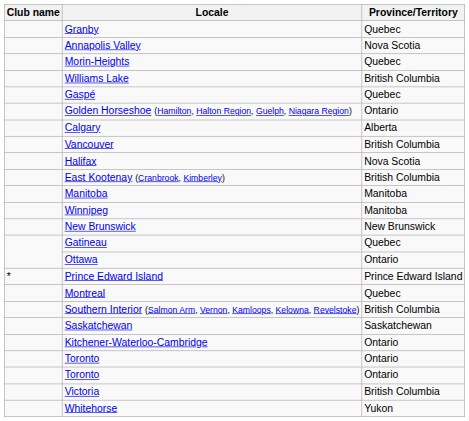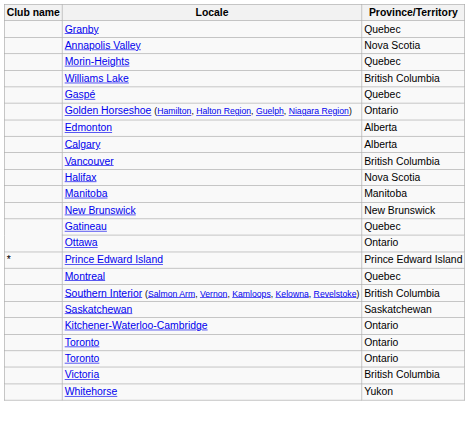+ row: (88, 128)
- row: (145, 177)
- row: (86, 210)
